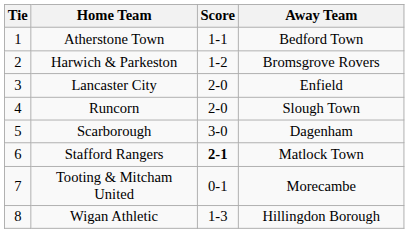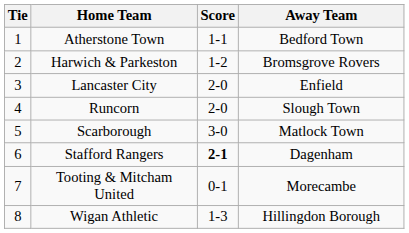(321, 131) Dagenham -> (321, 131) Matlock Town
(321, 154) Matlock Town -> (321, 154) Dagenham
